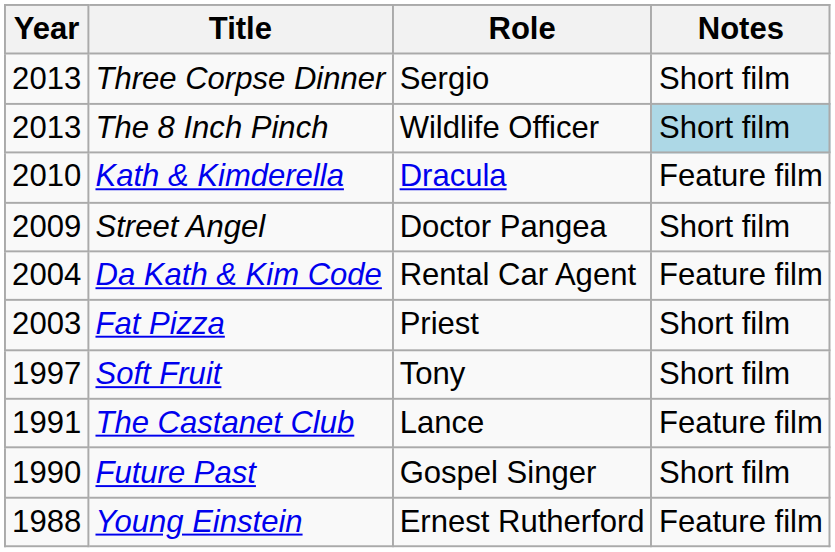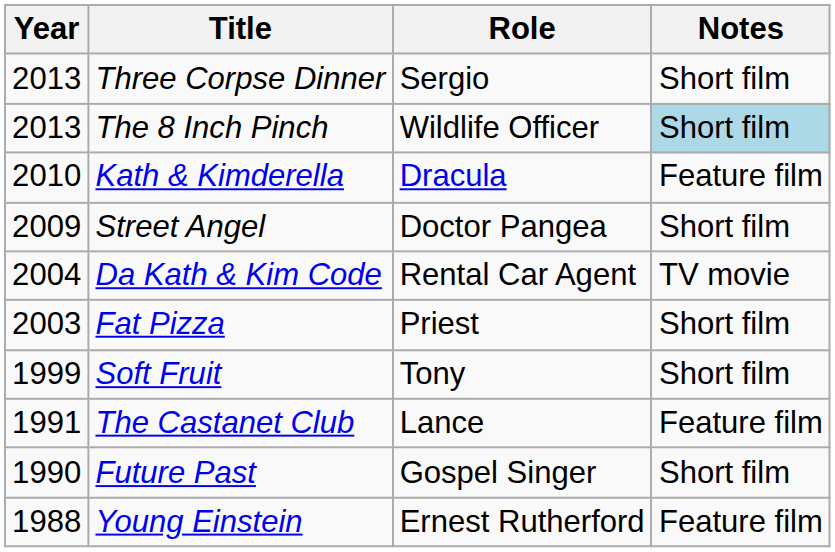(741, 275) Feature film -> (724, 275) TV movie
(47, 373) 1997 -> (47, 373) 1999
